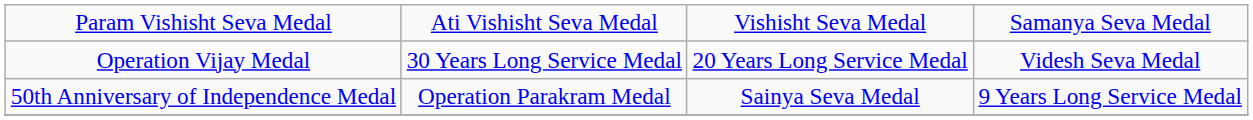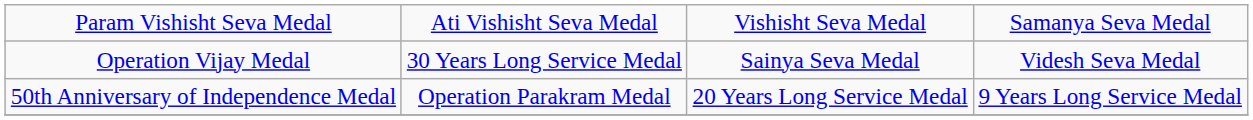(830, 59) 20 Years Long Service Medal -> (830, 59) Sainya Seva Medal
(830, 96) Sainya Seva Medal -> (830, 96) 20 Years Long Service Medal
